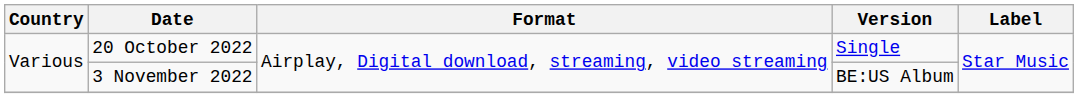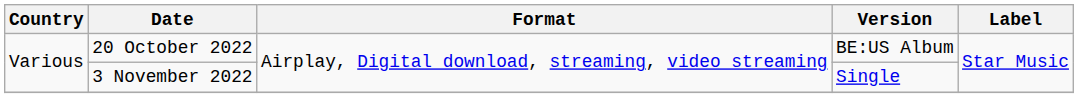(868, 48) Single -> (895, 48) BE:US Album
(895, 77) BE:US Album -> (868, 77) Single
